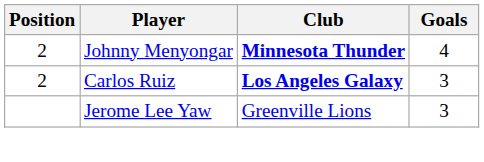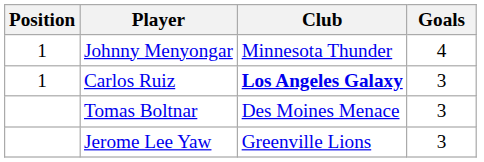(42, 50) 2 -> (42, 50) 1
(323, 50) bold -> (317, 50) normal
(42, 80) 2 -> (42, 80) 1
+ row: (141, 111)
